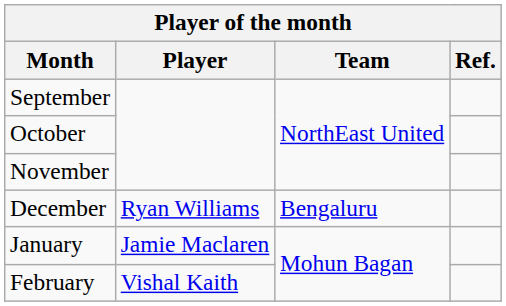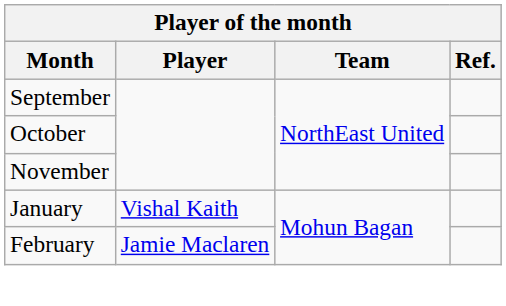- row: (58, 208)
(195, 245) Jamie Maclaren -> (179, 208) Vishal Kaith
(179, 282) Vishal Kaith -> (195, 245) Jamie Maclaren
